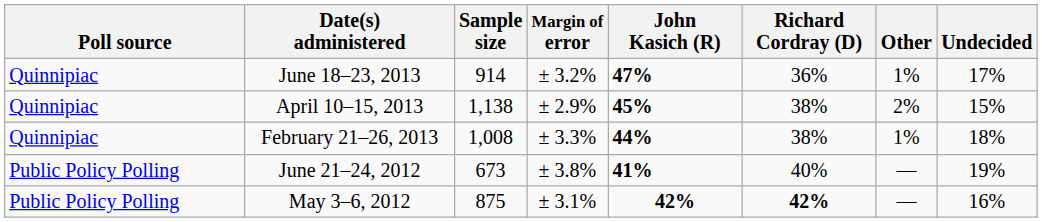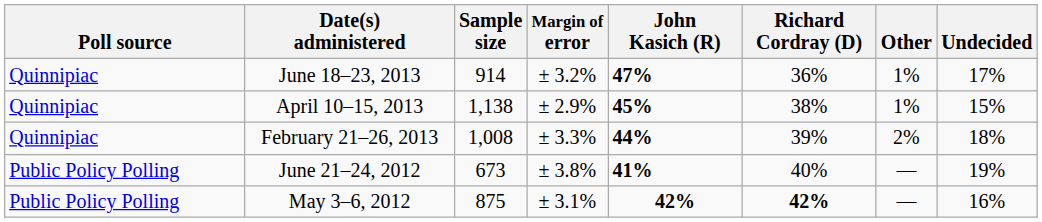(906, 106) 2% -> (906, 106) 1%
(809, 138) 38% -> (809, 138) 39%
(906, 138) 1% -> (906, 138) 2%
